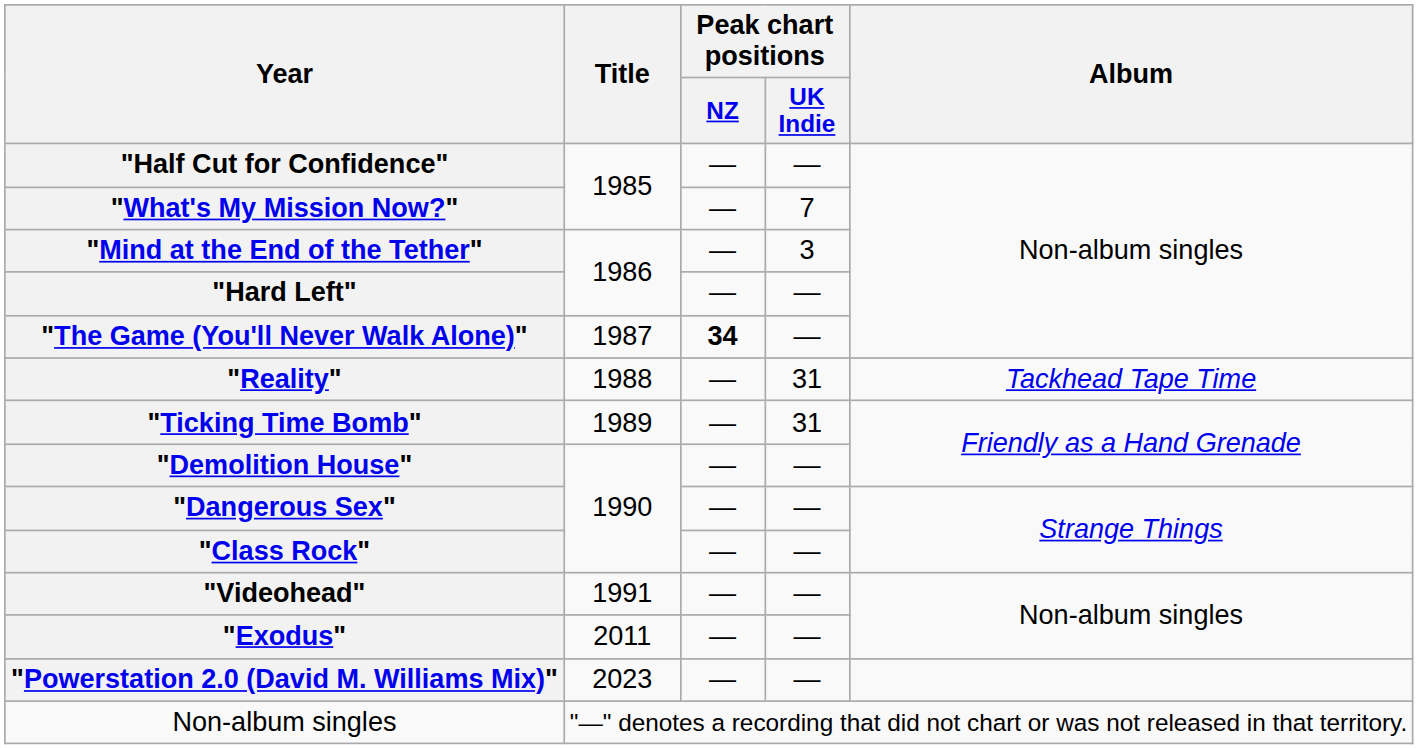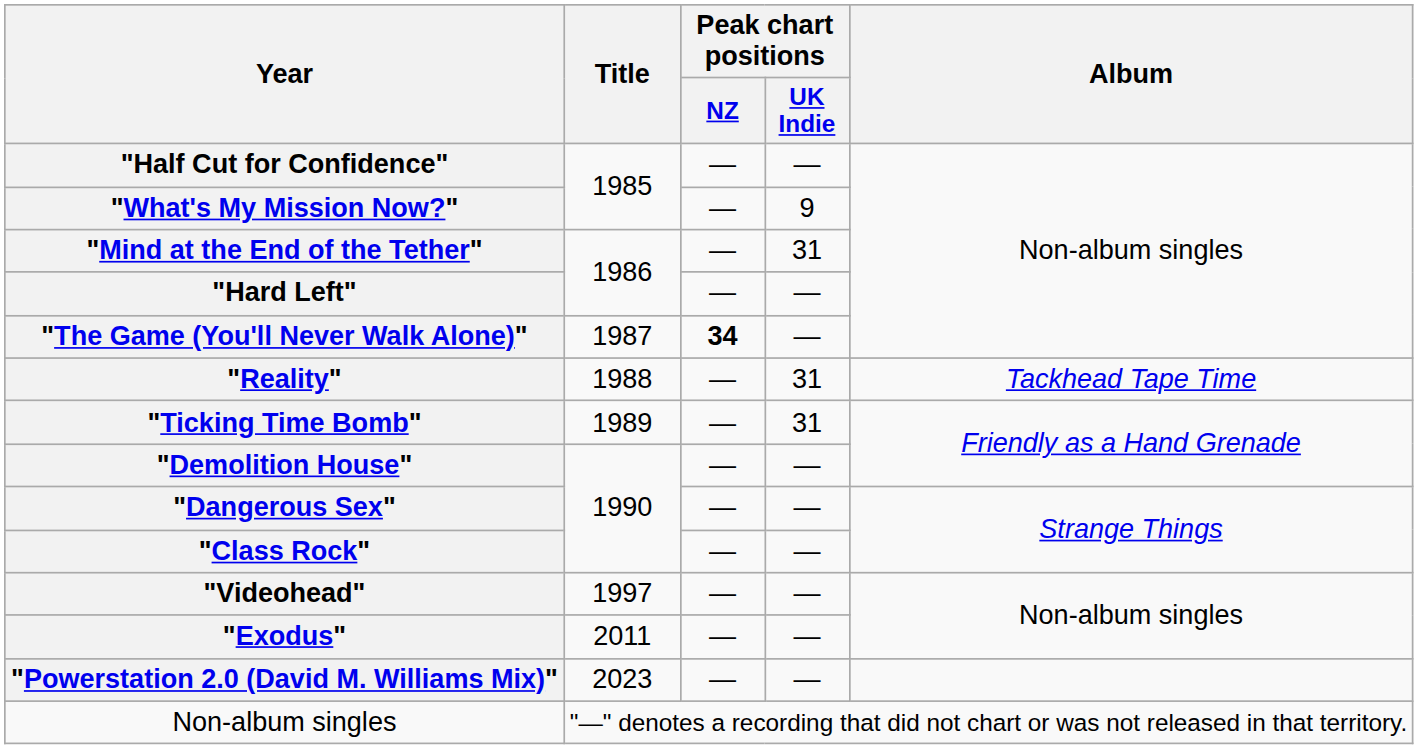(807, 207) 7 -> (807, 207) 9
(807, 250) 3 -> (807, 250) 31
(622, 593) 1991 -> (622, 593) 1997
